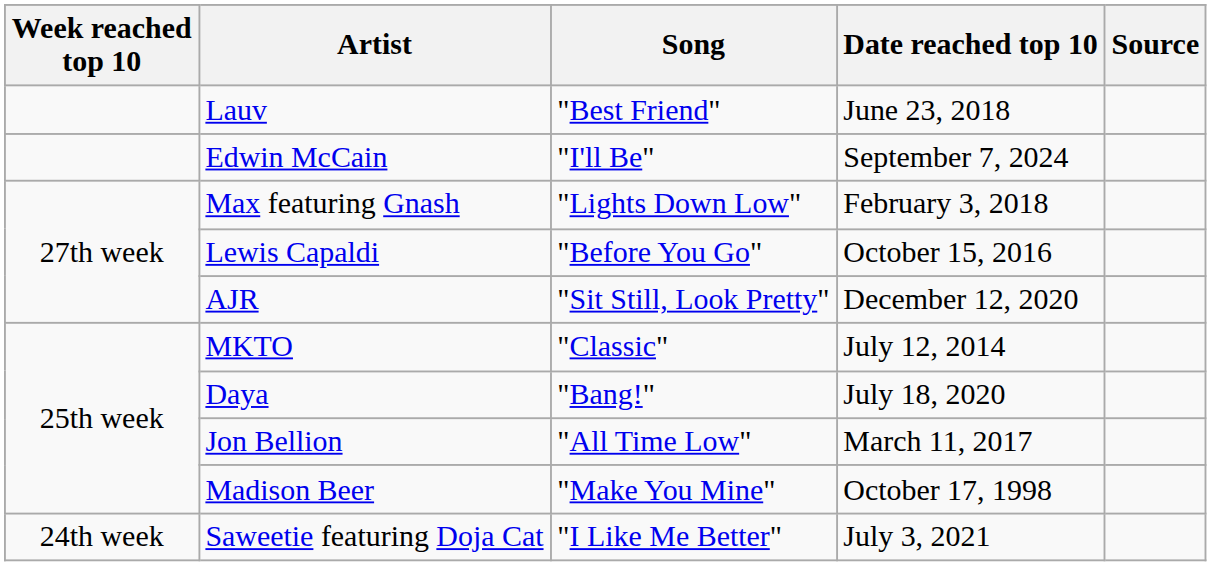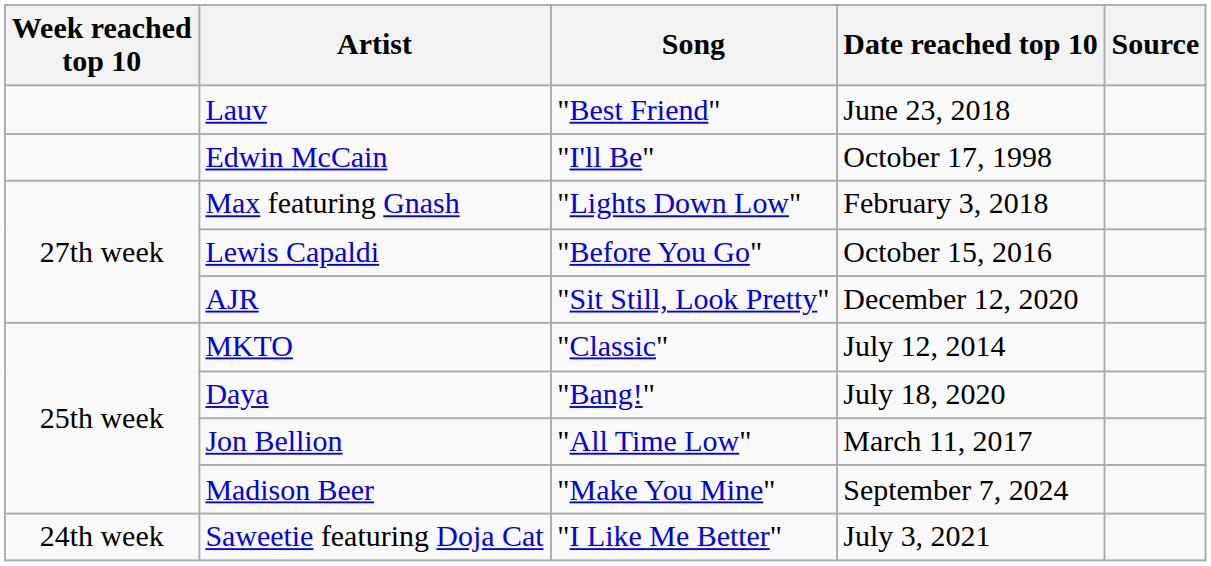(956, 156) September 7, 2024 -> (948, 156) October 17, 1998
(948, 488) October 17, 1998 -> (956, 488) September 7, 2024
